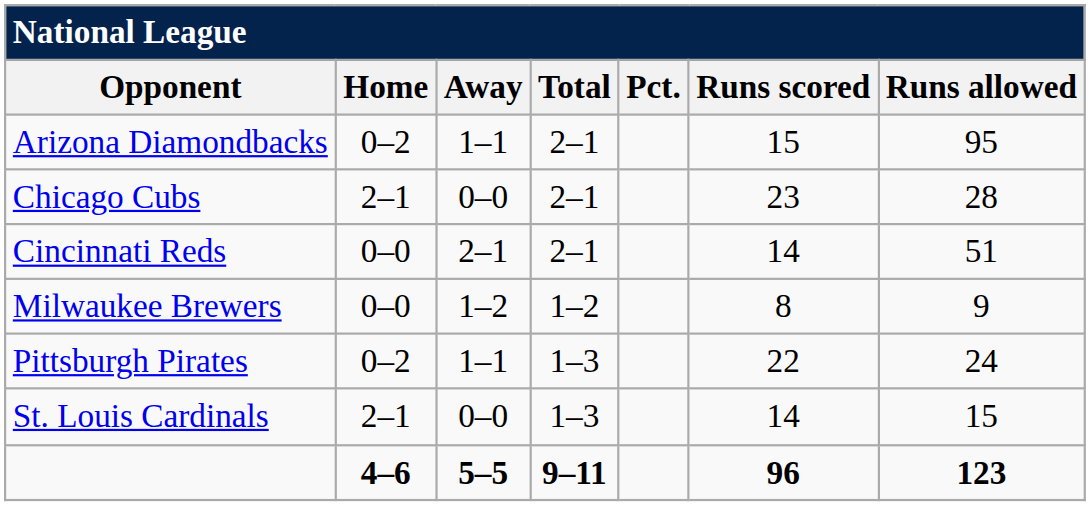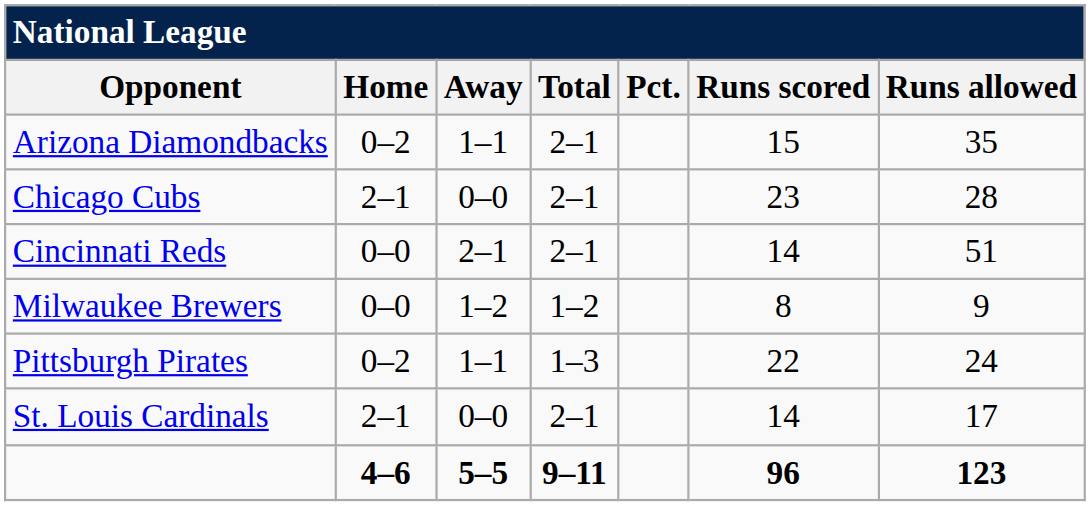(981, 141) 95 -> (981, 141) 35
(574, 416) 1–3 -> (574, 416) 2–1
(981, 416) 15 -> (981, 416) 17
